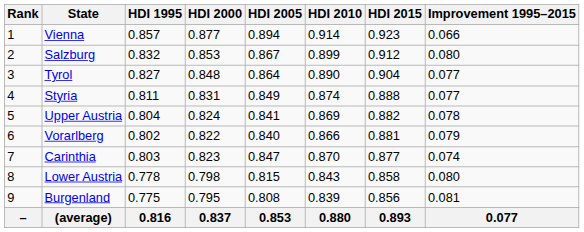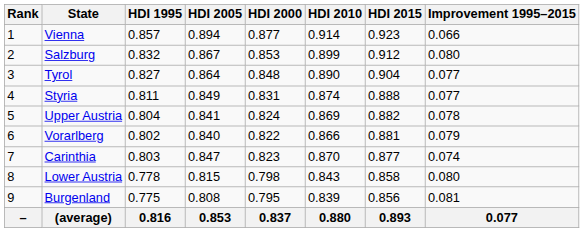columns swapped: (215, 14) <-> (275, 14)
